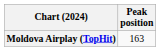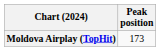(137, 38) 163 -> (137, 38) 173
